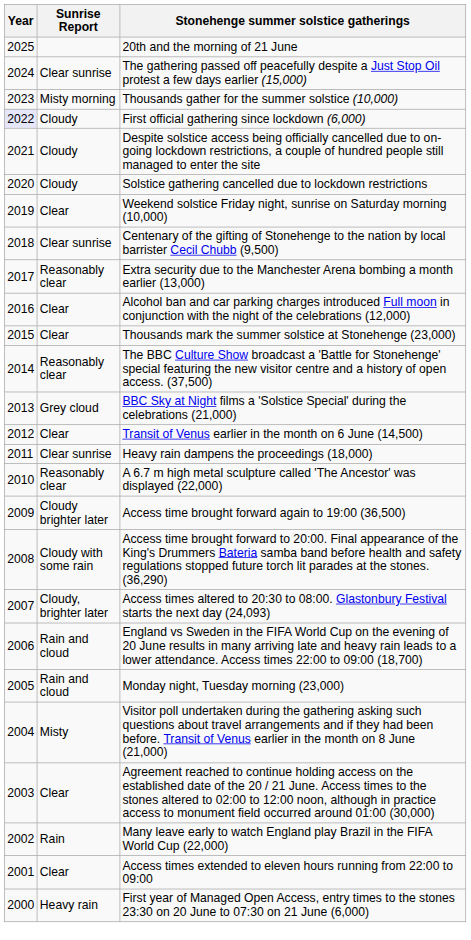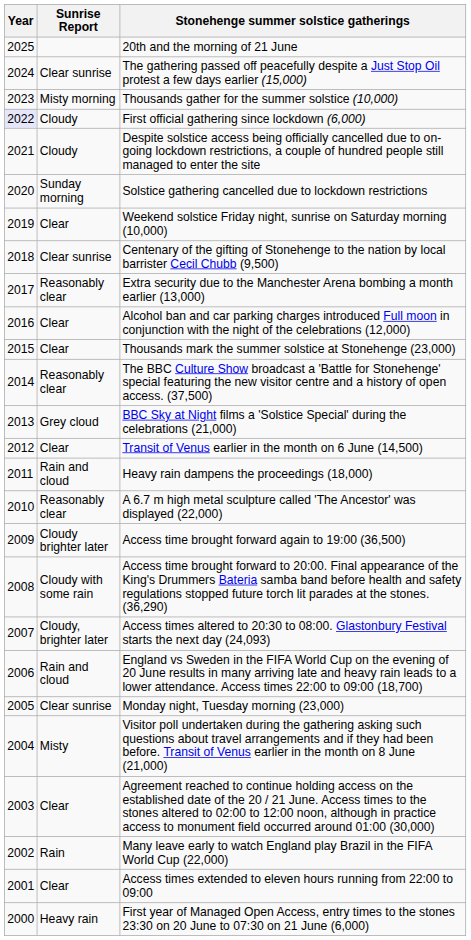(59, 184) Cloudy -> (62, 191) Sunday morning
(76, 453) Clear sunrise -> (64, 474) Rain and cloud
(64, 685) Rain and cloud -> (76, 706) Clear sunrise
